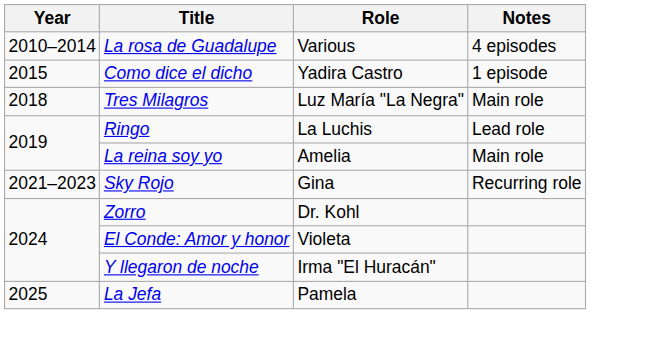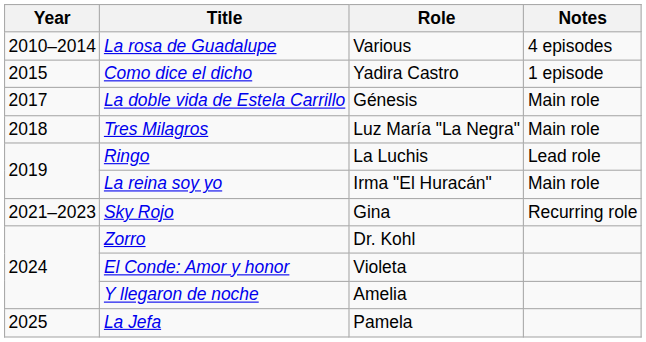+ row: (225, 101)
(324, 156) Amelia -> (423, 184) Irma "El Huracán"
(367, 267) Irma "El Huracán" -> (380, 294) Amelia
